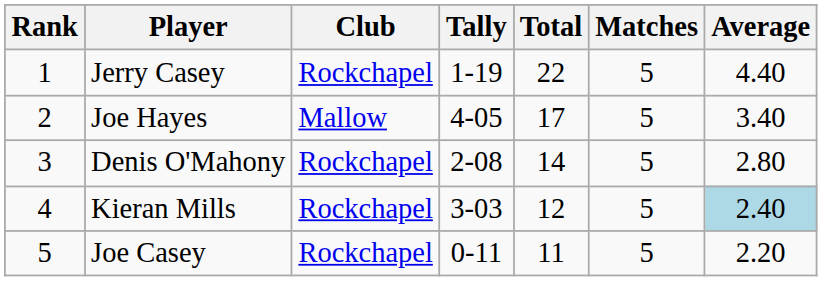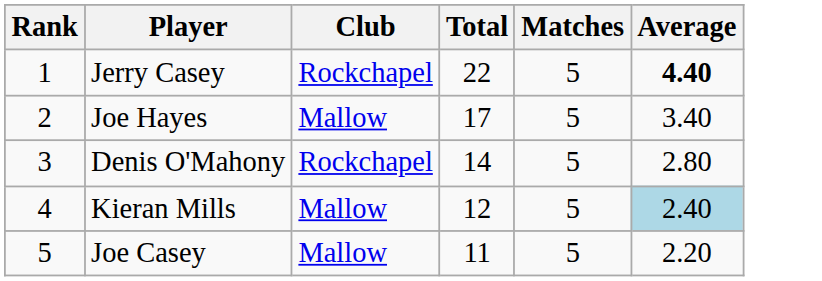- column: (476, 27)
(761, 72) normal -> (687, 72) bold
(366, 207) Rockchapel -> (343, 207) Mallow
(366, 252) Rockchapel -> (343, 252) Mallow
